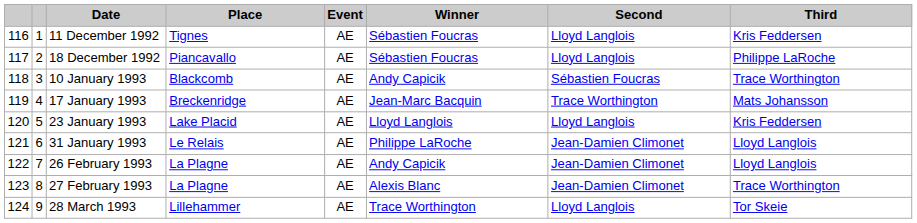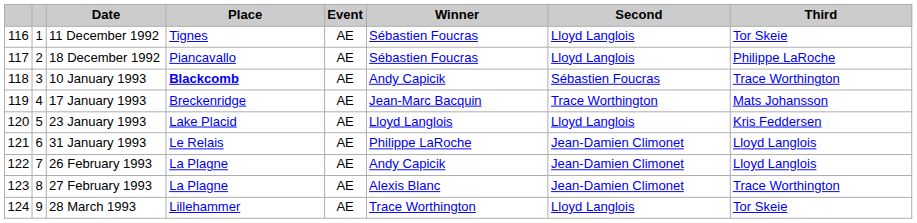(777, 36) Kris Feddersen -> (760, 36) Tor Skeie
(201, 79) normal -> (204, 79) bold
